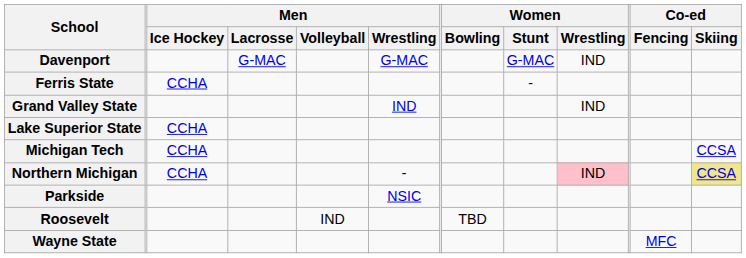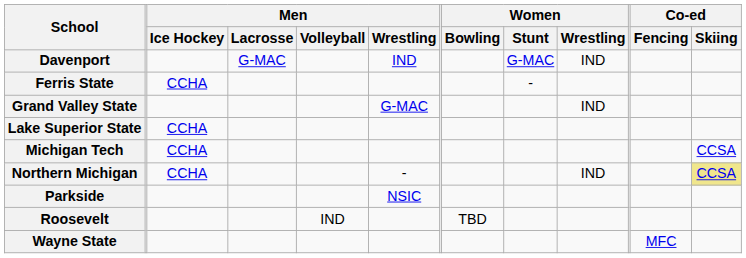(404, 60) G-MAC -> (404, 60) IND
(404, 106) IND -> (404, 106) G-MAC
(593, 173) pink background -> (593, 173) no background
